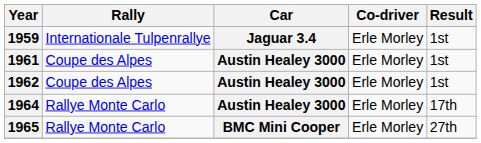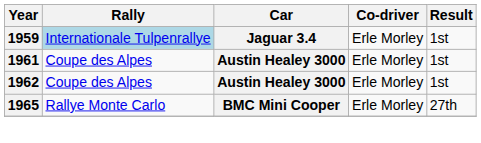(128, 37) no background -> (128, 37) lightblue background
- row: (23, 104)
